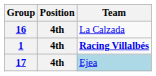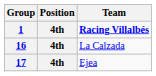rows swapped: (21, 46) <-> (21, 29)
(88, 63) lightblue background -> (88, 63) no background
